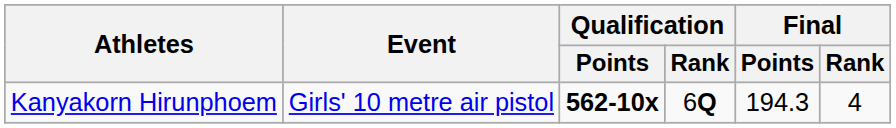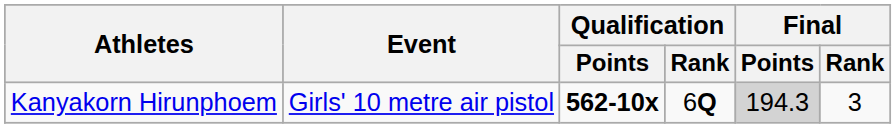(777, 103) no background -> (777, 103) lightgrey background
(855, 103) 4 -> (855, 103) 3
